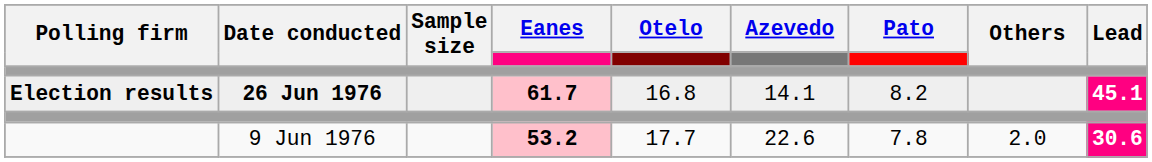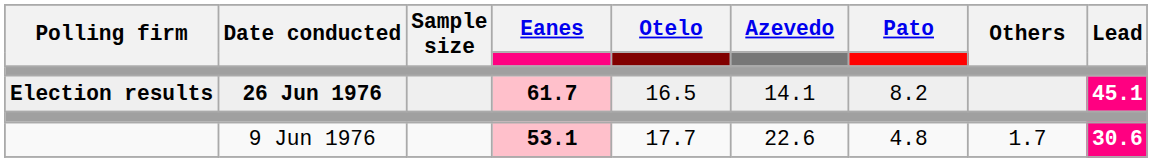(671, 94) 16.8 -> (671, 94) 16.5
(552, 139) 53.2 -> (552, 139) 53.1
(909, 139) 7.8 -> (909, 139) 4.8
(1027, 139) 2.0 -> (1027, 139) 1.7
